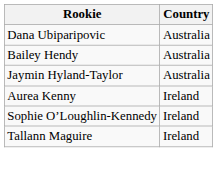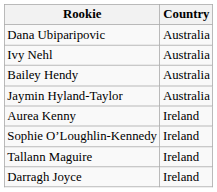+ row: (30, 55)
+ row: (44, 177)
